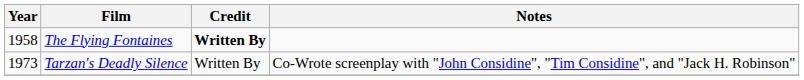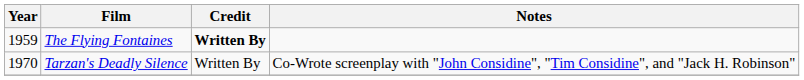(23, 39) 1958 -> (23, 39) 1959
(23, 63) 1973 -> (23, 63) 1970
